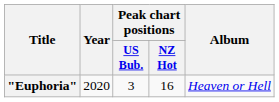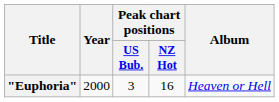(97, 85) 2020 -> (97, 85) 2000
